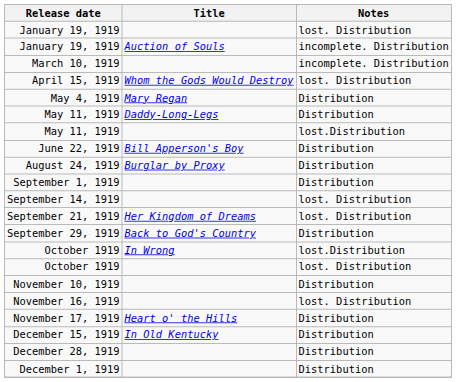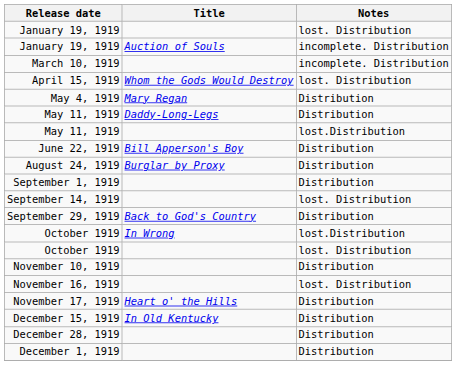- row: (63, 216)
